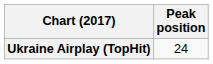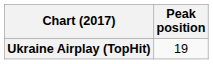(181, 48) 24 -> (181, 48) 19
